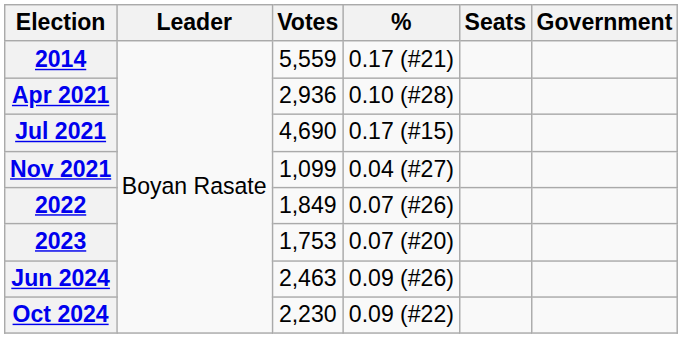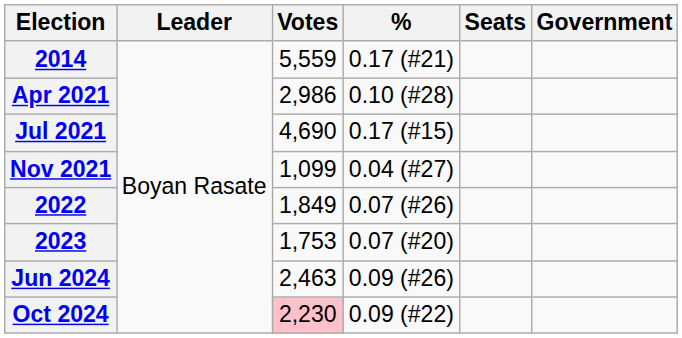(308, 95) 2,936 -> (308, 95) 2,986
(308, 315) no background -> (308, 315) pink background
